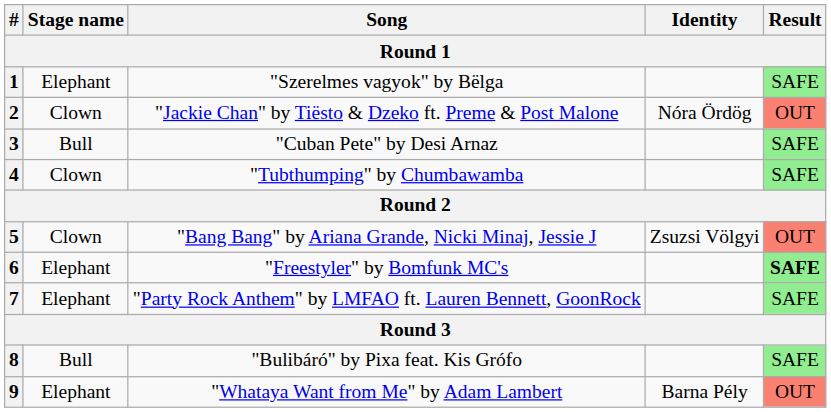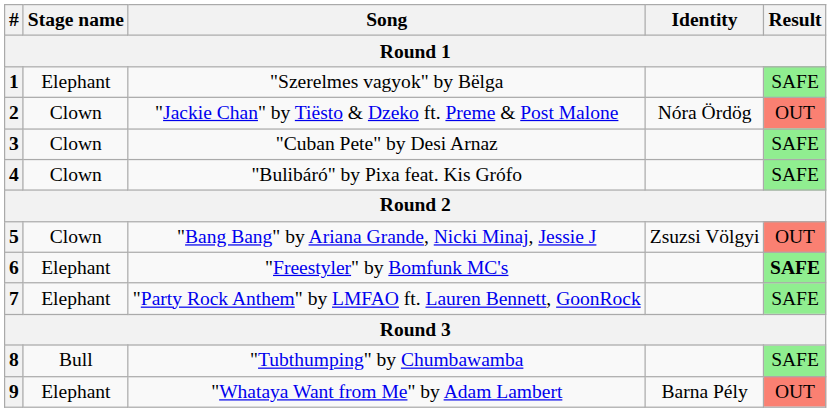(76, 143) Bull -> (76, 143) Clown
(387, 174) "Tubthumping" by Chumbawamba -> (387, 174) "Bulibáró" by Pixa feat. Kis Grófo
(387, 360) "Bulibáró" by Pixa feat. Kis Grófo -> (387, 360) "Tubthumping" by Chumbawamba
